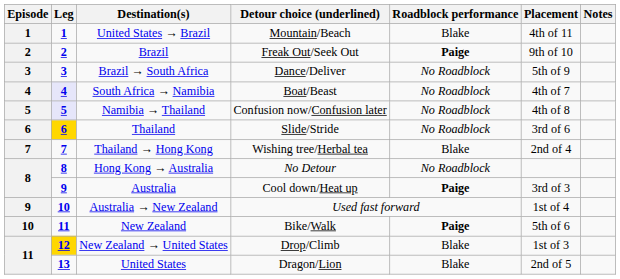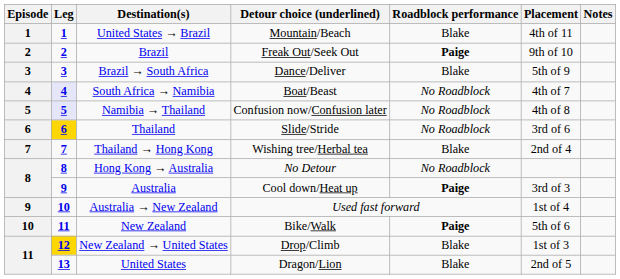(455, 71) No Roadblock -> (455, 71) Blake
